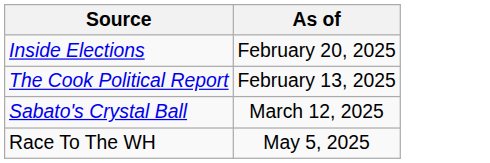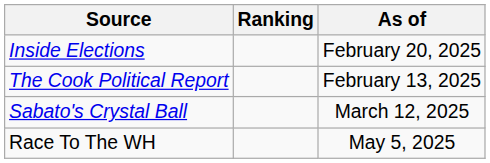+ column: (276, 19)
